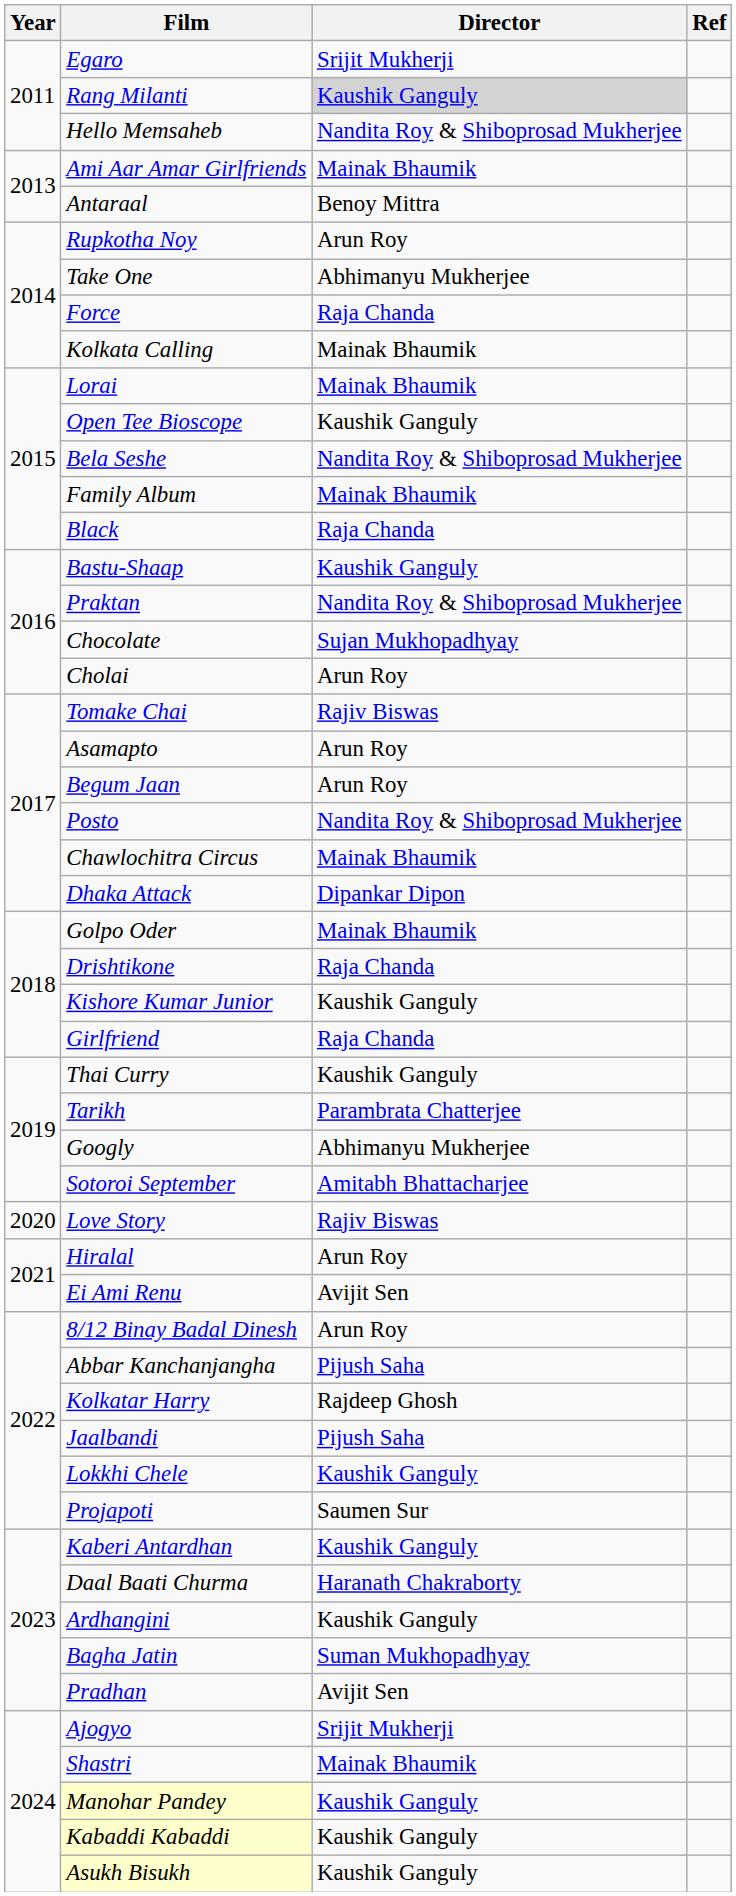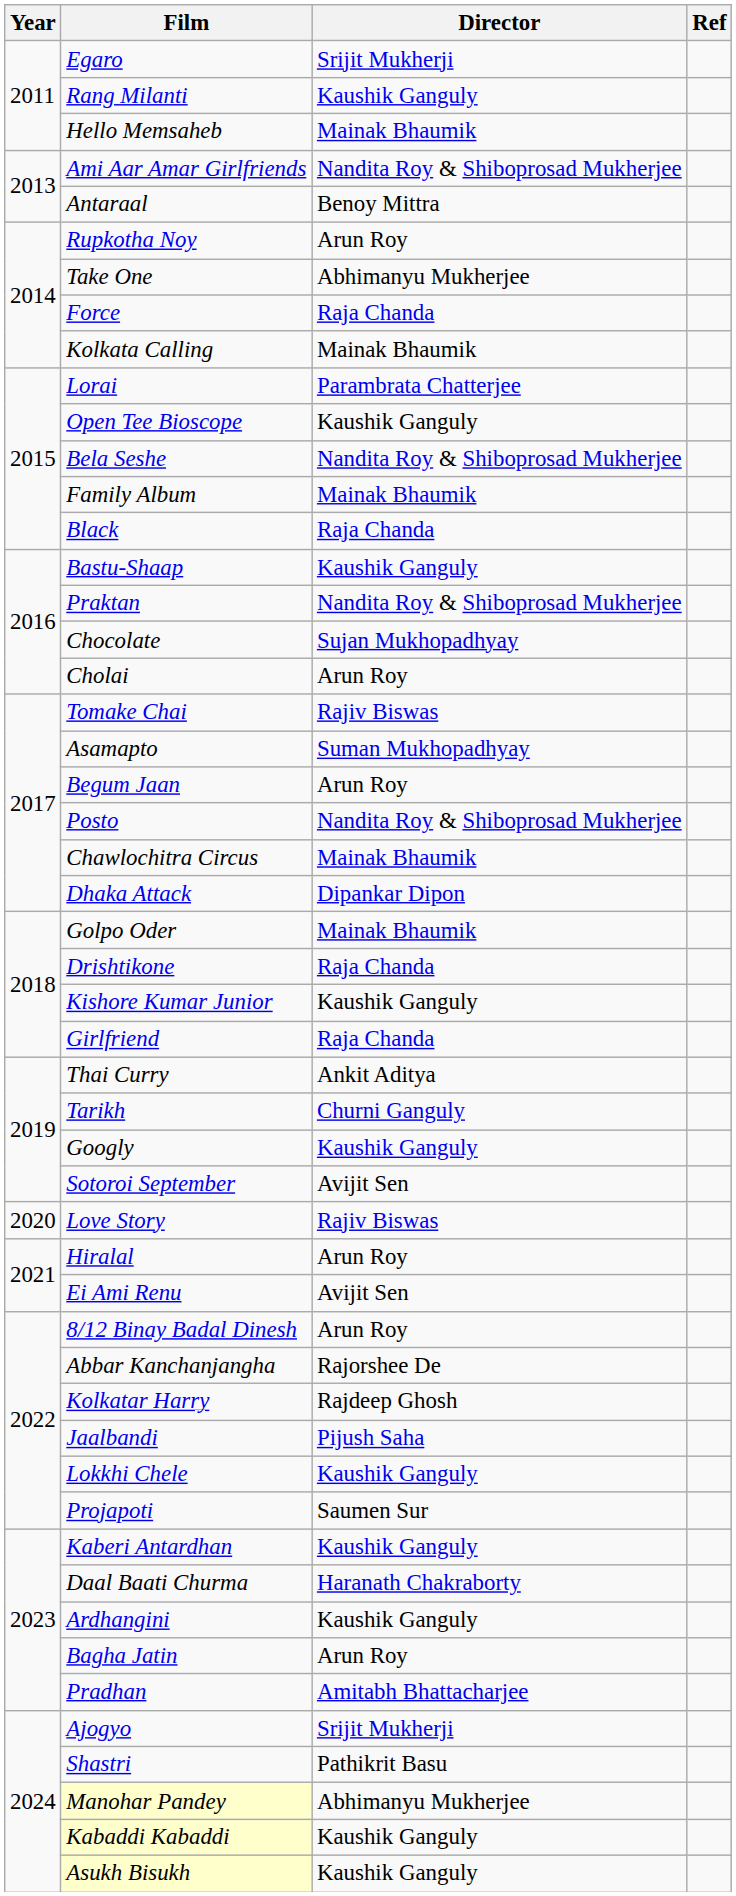(397, 95) lightgrey background -> (397, 95) no background
(499, 131) Nandita Roy & Shiboprosad Mukherjee -> (397, 131) Mainak Bhaumik
(397, 167) Mainak Bhaumik -> (499, 167) Nandita Roy & Shiboprosad Mukherjee
(397, 385) Mainak Bhaumik -> (419, 385) Parambrata Chatterjee
(362, 748) Arun Roy -> (423, 748) Suman Mukhopadhyay
(397, 1074) Kaushik Ganguly -> (376, 1074) Ankit Aditya
(419, 1111) Parambrata Chatterjee -> (391, 1111) Churni Ganguly
(423, 1147) Abhimanyu Mukherjee -> (397, 1147) Kaushik Ganguly
(423, 1183) Amitabh Bhattacharjee -> (363, 1183) Avijit Sen
(371, 1365) Pijush Saha -> (379, 1365) Rajorshee De
(423, 1655) Suman Mukhopadhyay -> (362, 1655) Arun Roy
(363, 1691) Avijit Sen -> (423, 1691) Amitabh Bhattacharjee
(397, 1764) Mainak Bhaumik -> (382, 1764) Pathikrit Basu
(397, 1800) Kaushik Ganguly -> (423, 1800) Abhimanyu Mukherjee
